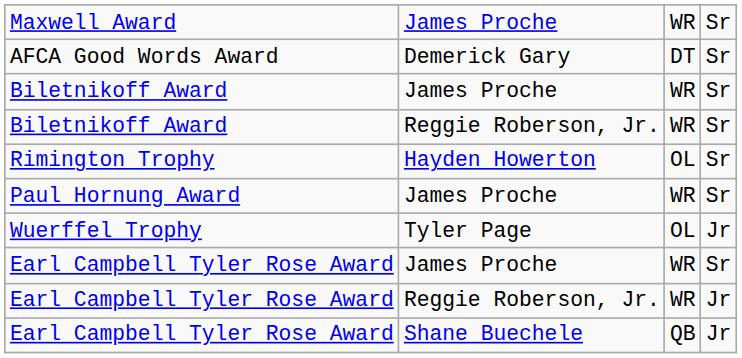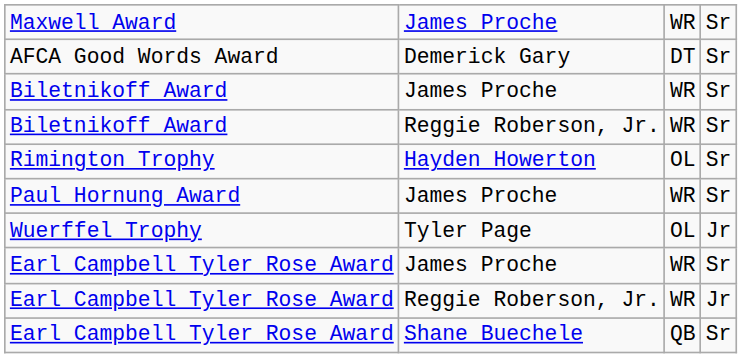(718, 335) Jr -> (718, 335) Sr
